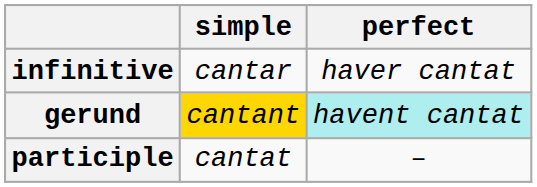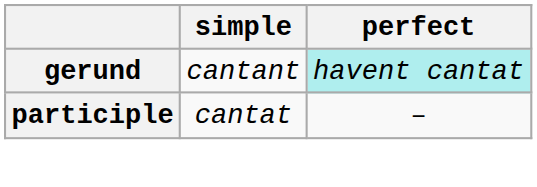- row: (93, 71)
(243, 115) gold background -> (243, 71) no background
